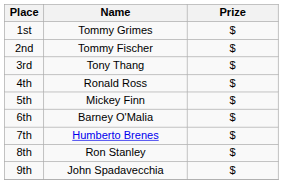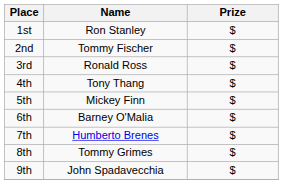(115, 30) Tommy Grimes -> (115, 30) Ron Stanley
(115, 65) Tony Thang -> (115, 65) Ronald Ross
(115, 83) Ronald Ross -> (115, 83) Tony Thang
(115, 153) Ron Stanley -> (115, 153) Tommy Grimes
